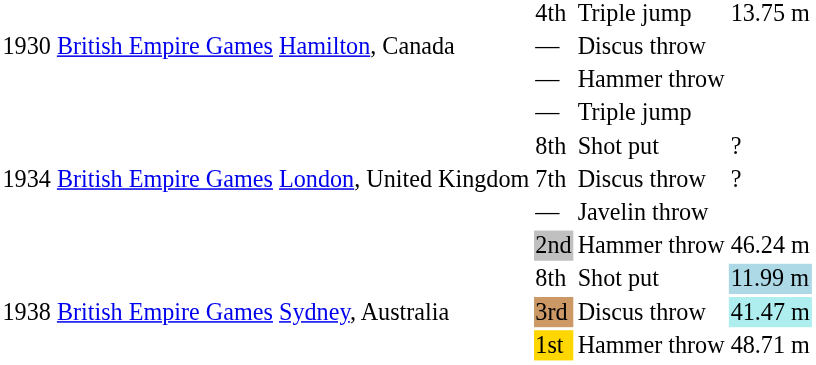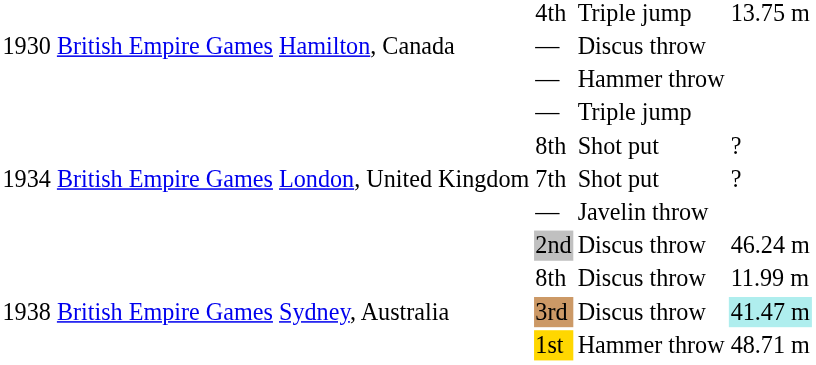(642, 178) Discus throw -> (618, 178) Shot put
(651, 245) Hammer throw -> (642, 245) Discus throw
(618, 278) Shot put -> (642, 278) Discus throw
(770, 278) lightblue background -> (770, 278) no background
